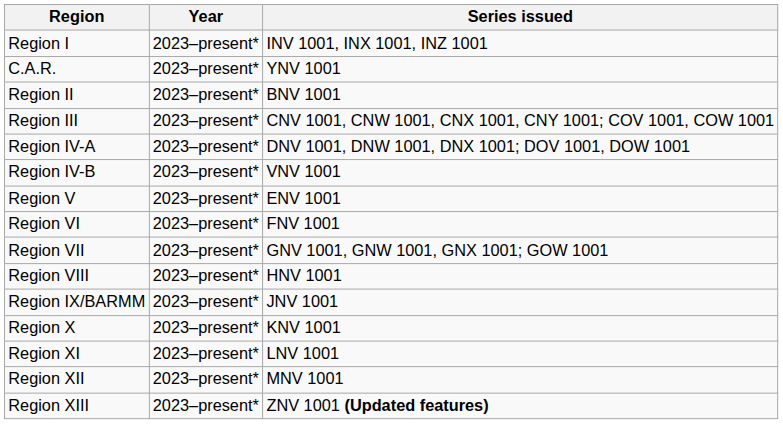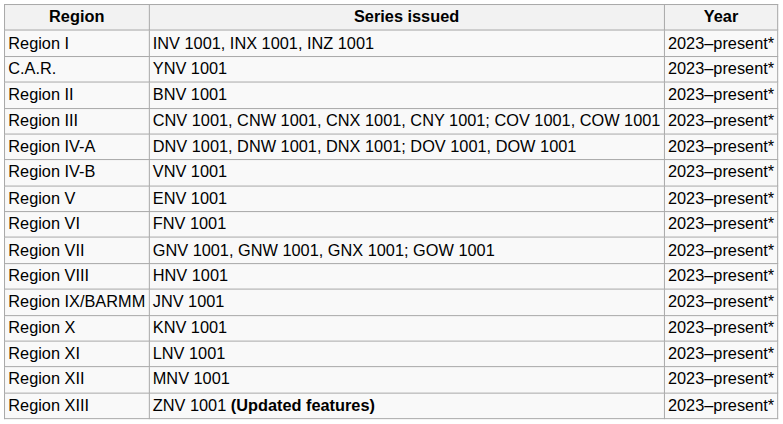columns swapped: (206, 17) <-> (520, 17)
